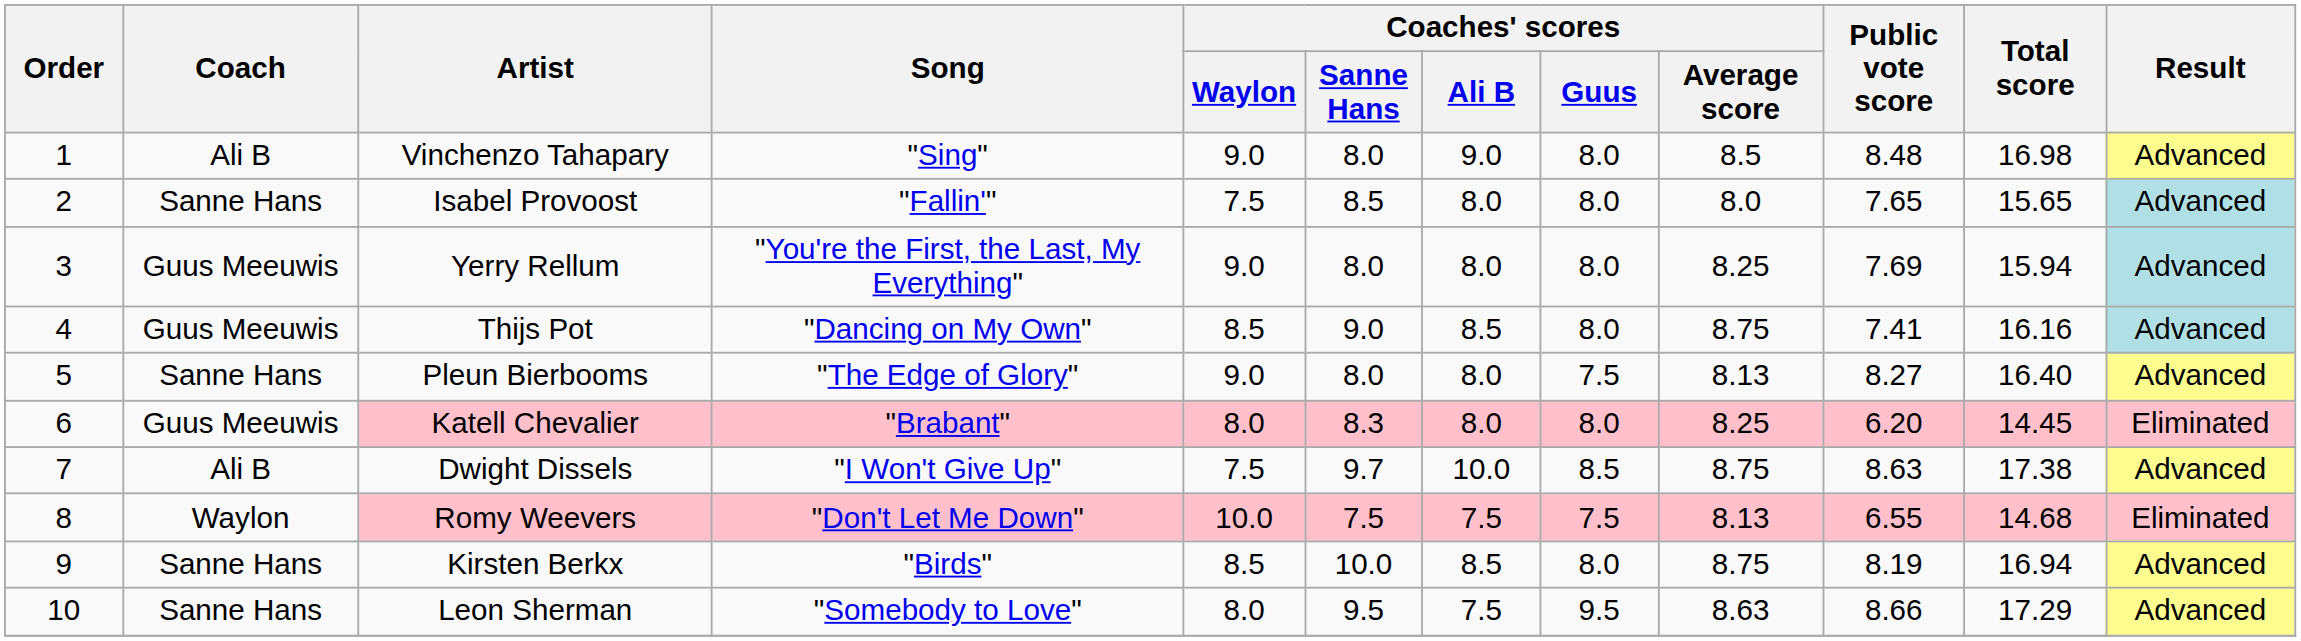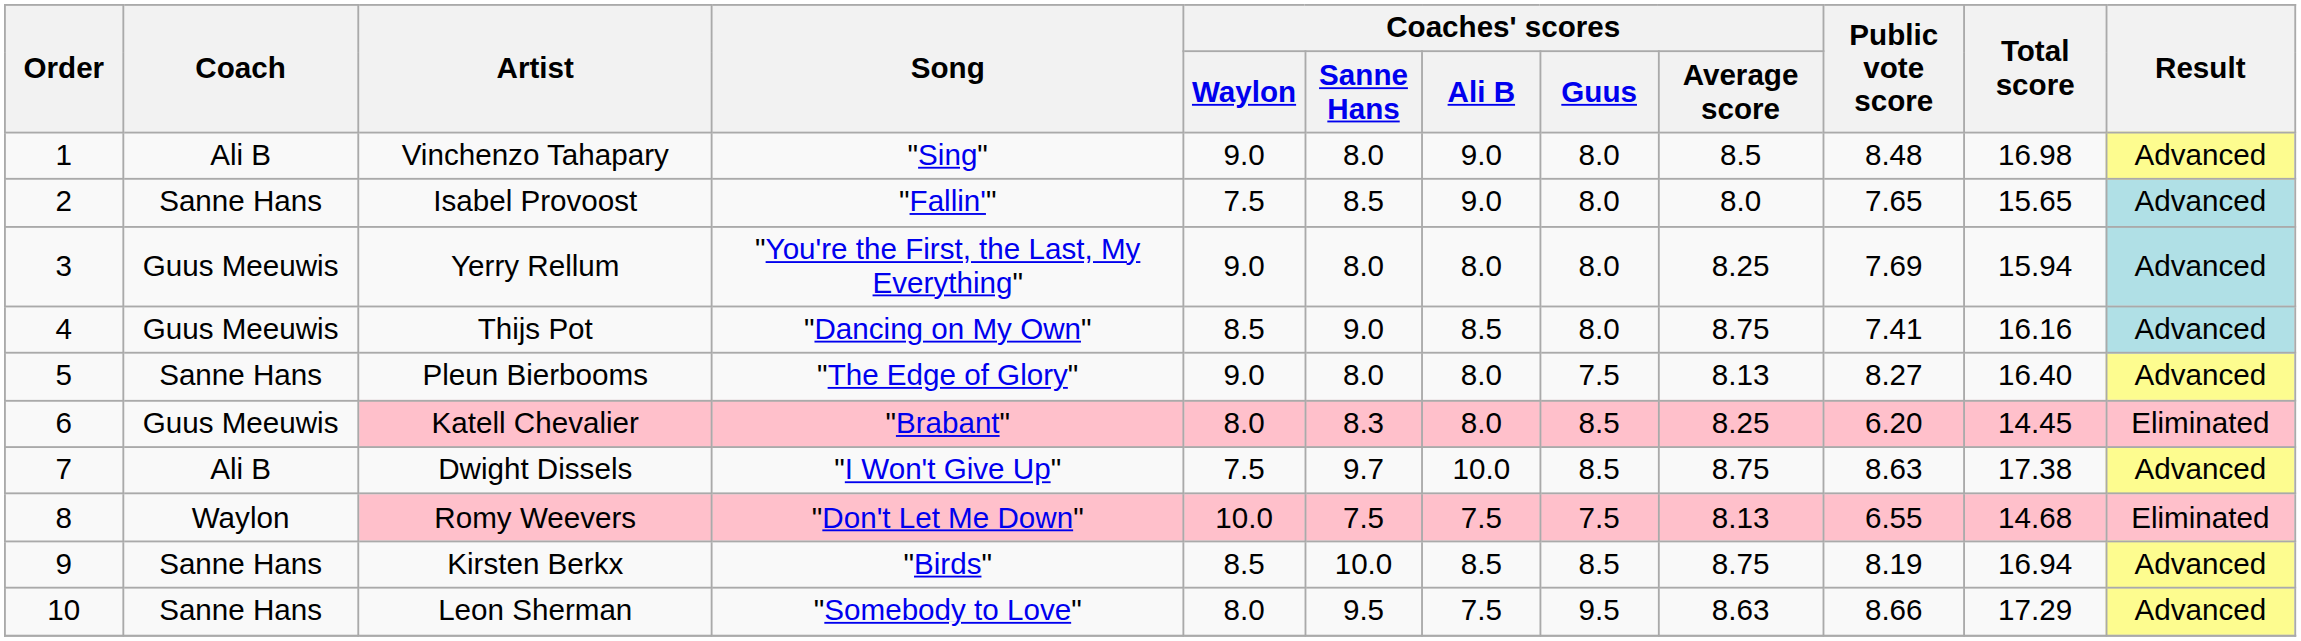(1481, 202) 8.0 -> (1481, 202) 9.0
(1599, 423) 8.0 -> (1599, 423) 8.5
(1599, 564) 8.0 -> (1599, 564) 8.5
